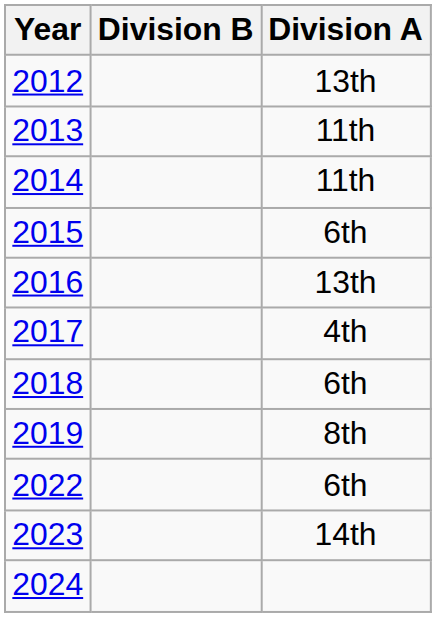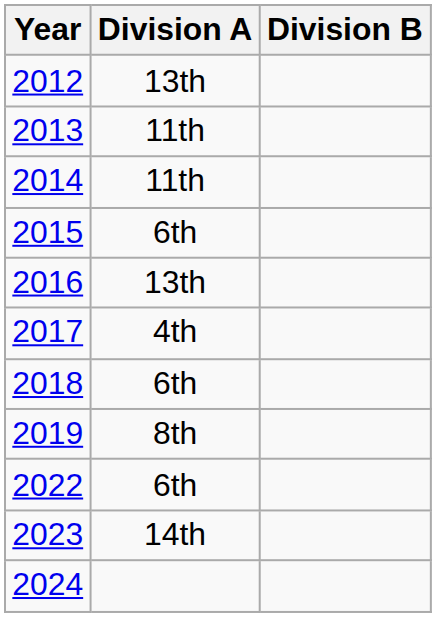columns swapped: (345, 29) <-> (176, 29)
